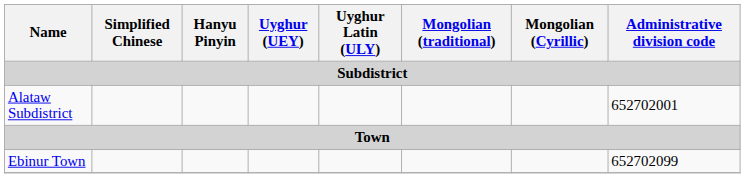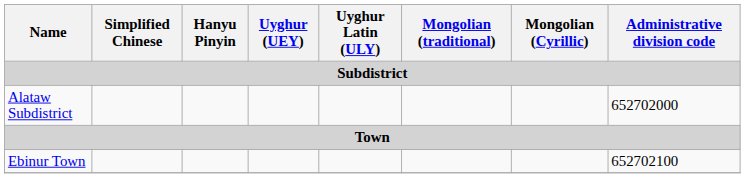(645, 105) 652702001 -> (645, 105) 652702000
(645, 160) 652702099 -> (645, 160) 652702100
